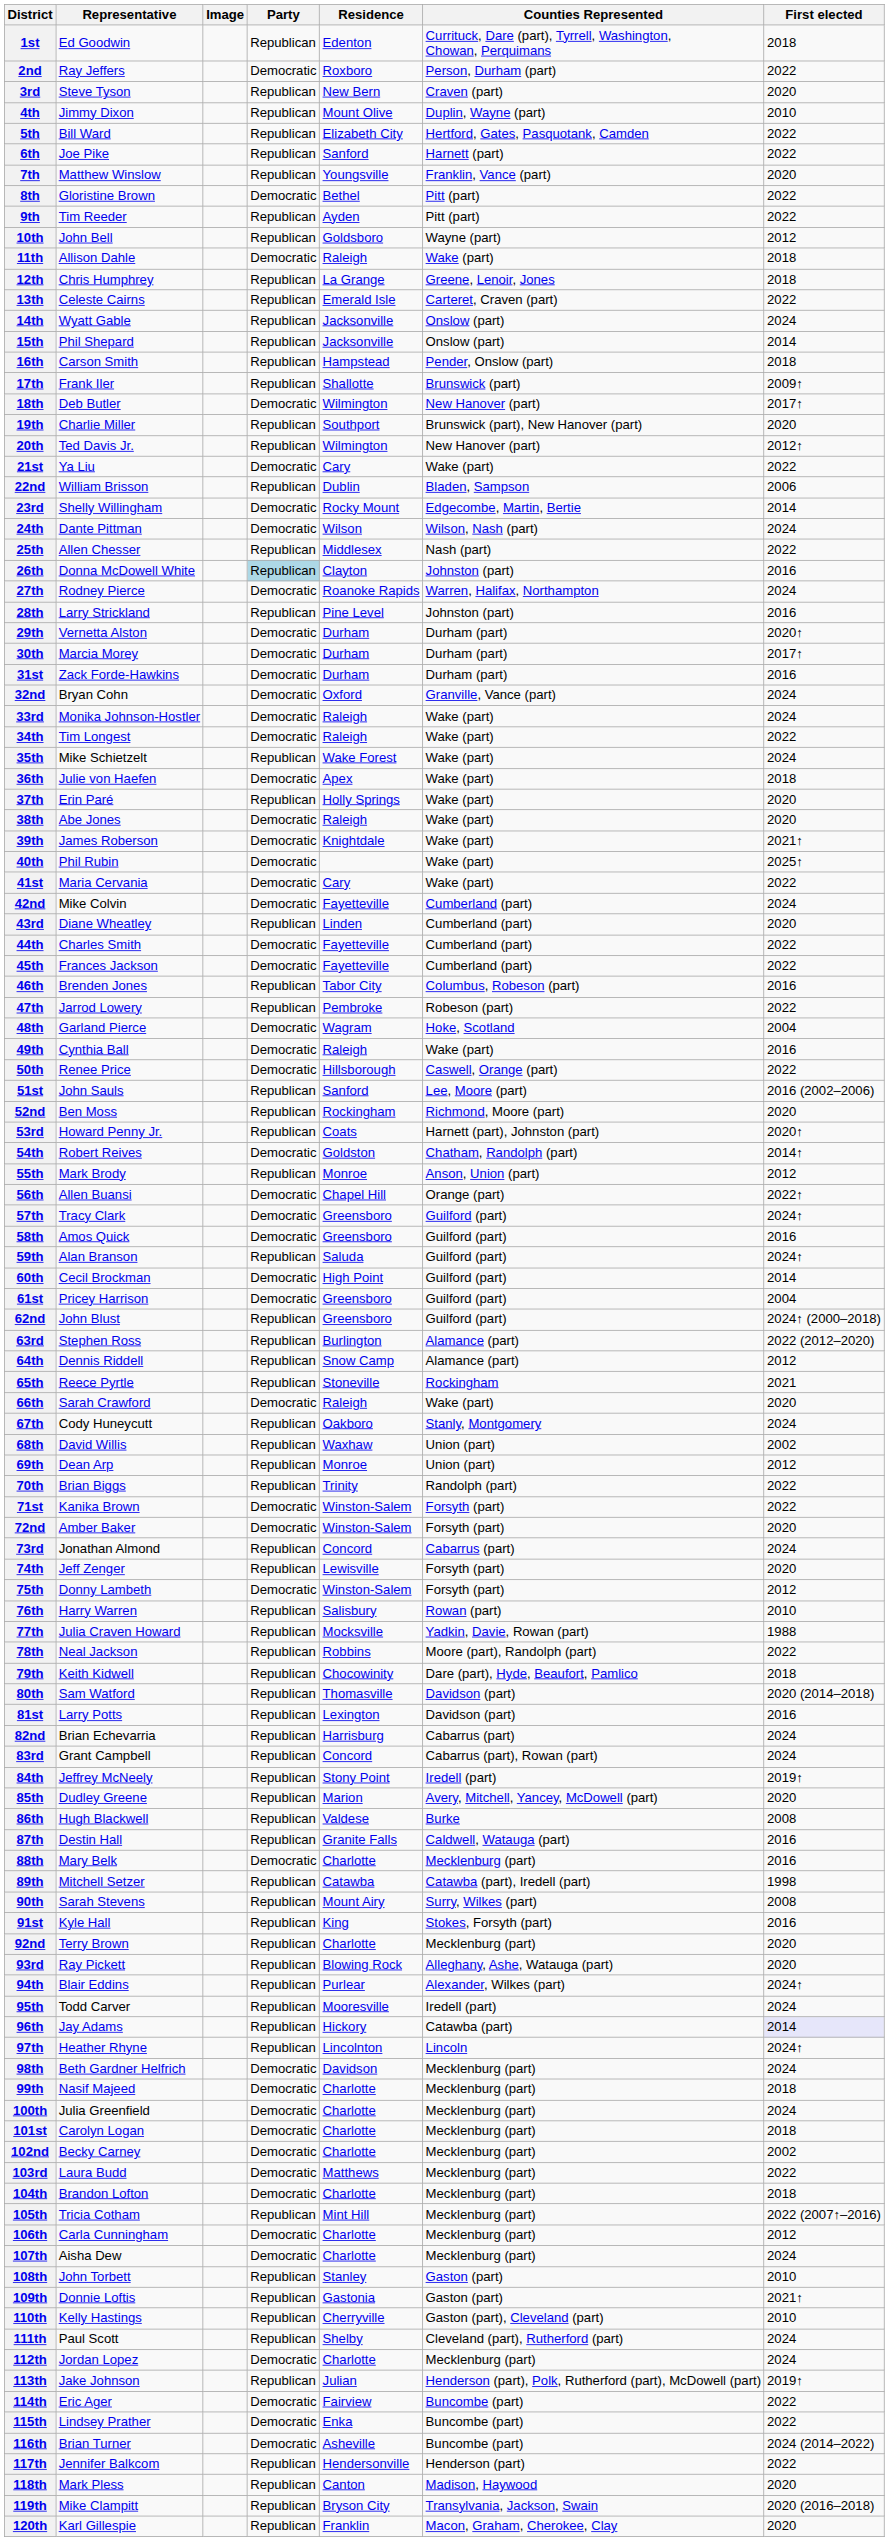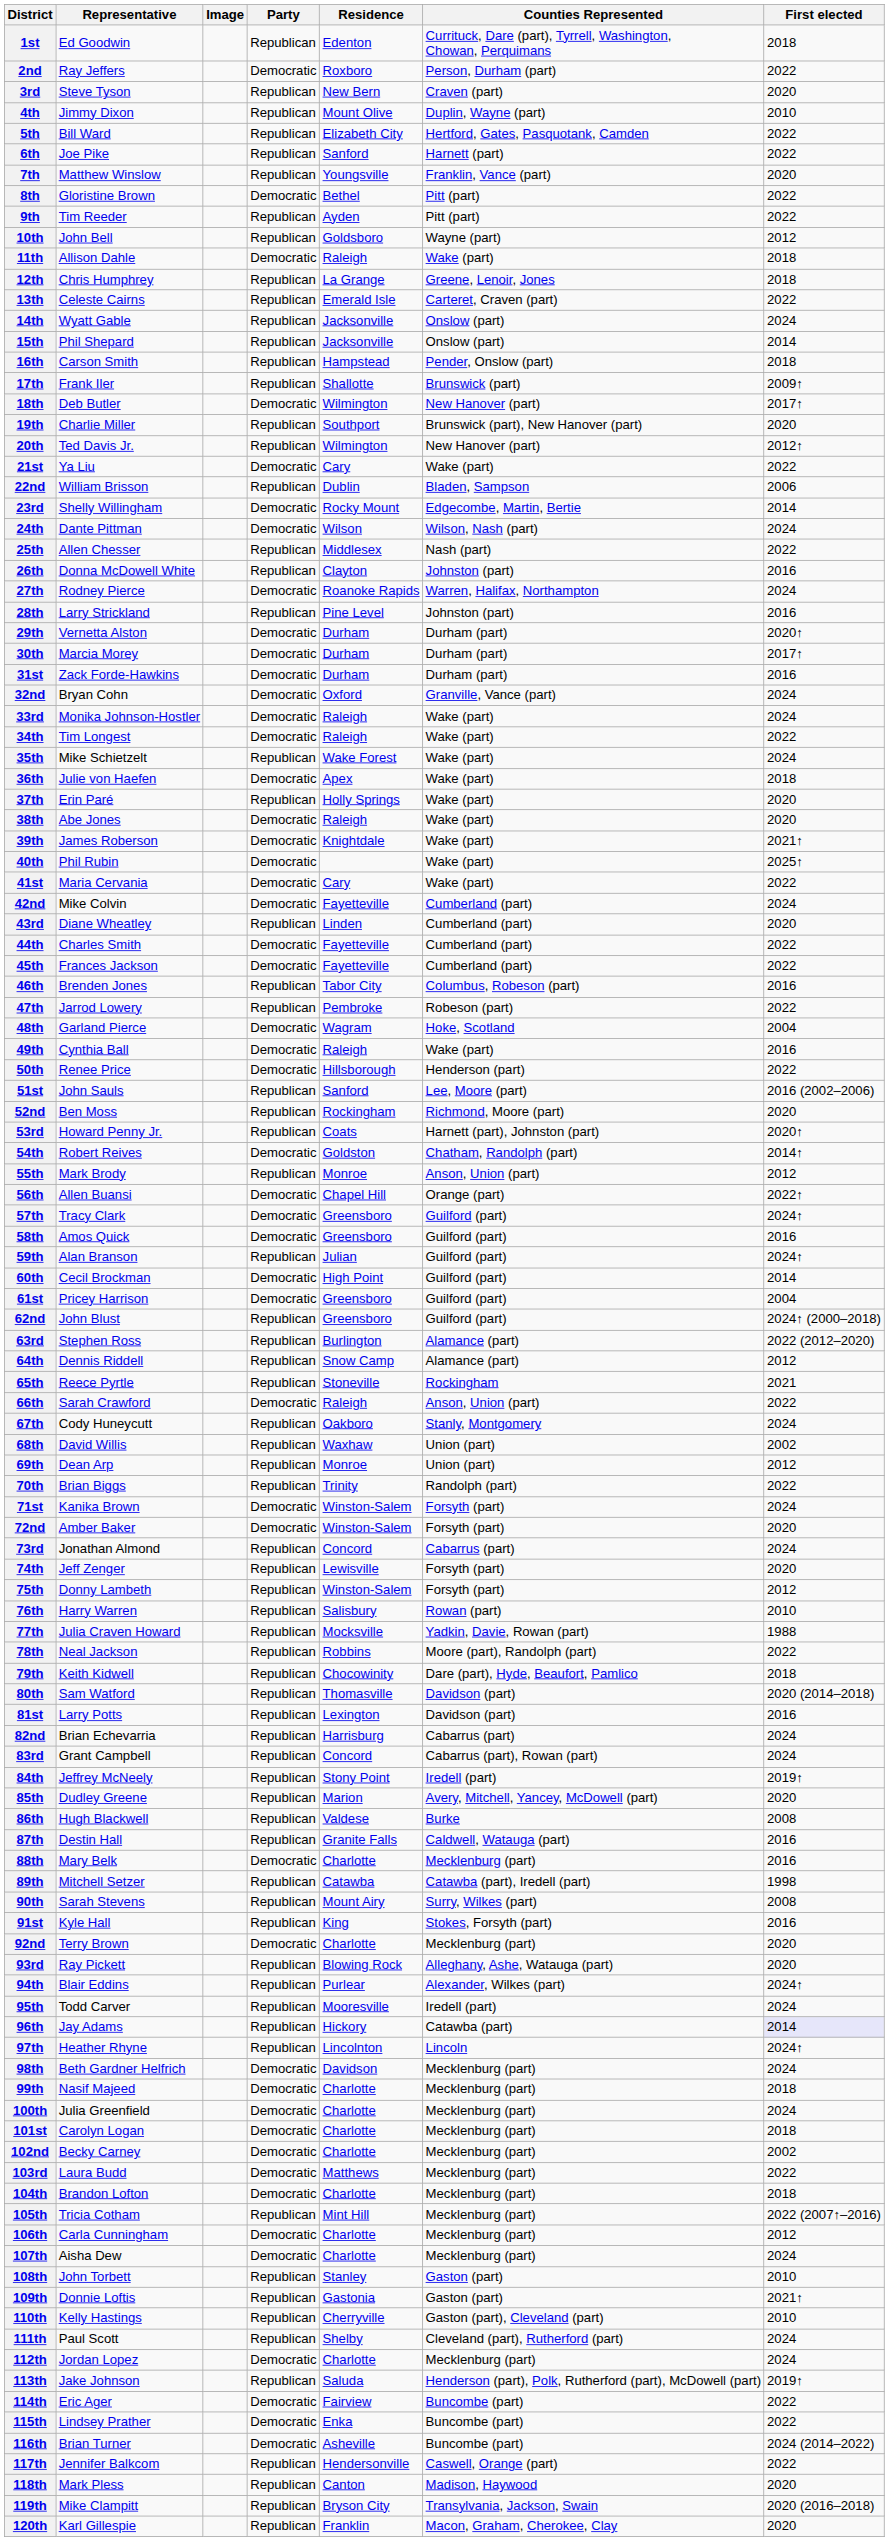(283, 570) lightblue background -> (283, 570) no background
(492, 1070) Caswell, Orange (part) -> (475, 1070) Henderson (part)
(343, 1257) Saluda -> (340, 1257) Julian
(460, 1402) Wake (part) -> (483, 1402) Anson, Union (part)
(782, 1402) 2020 -> (782, 1402) 2022
(782, 1506) 2022 -> (782, 1506) 2024
(283, 1590) Democratic -> (283, 1590) Republican
(283, 1943) Republican -> (283, 1943) Democratic
(340, 2380) Julian -> (343, 2380) Saluda
(475, 2464) Henderson (part) -> (492, 2464) Caswell, Orange (part)
